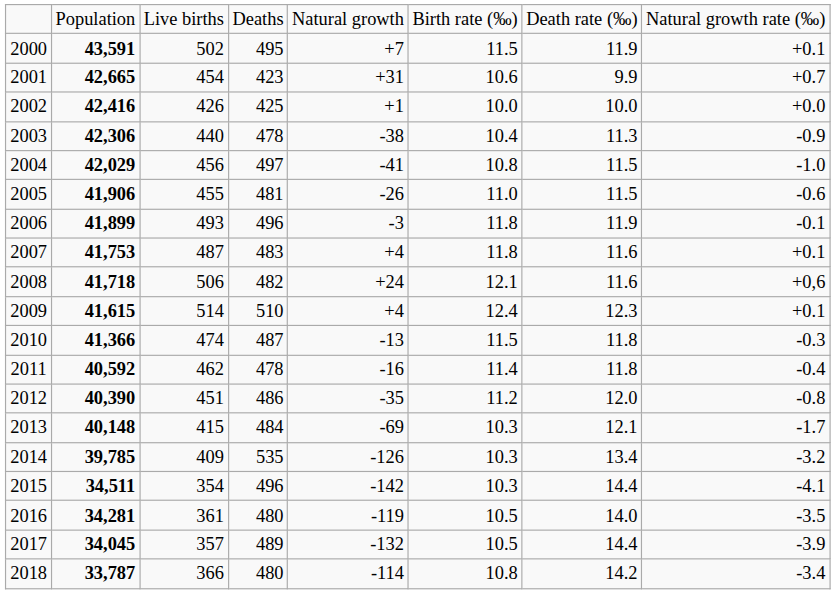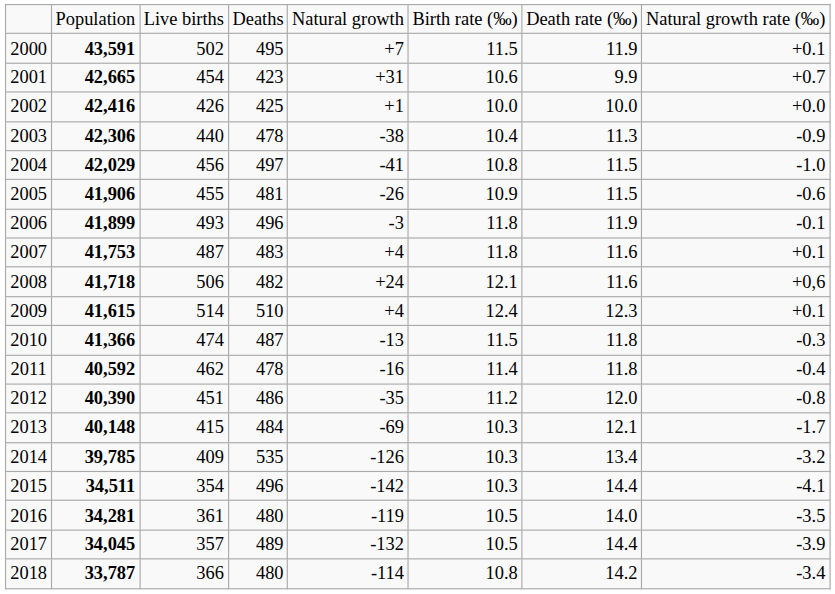(502, 194) 11.0 -> (502, 194) 10.9
